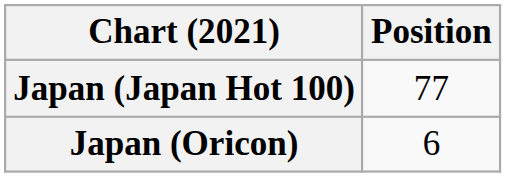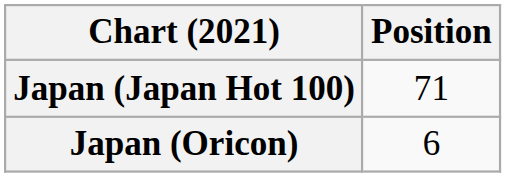(431, 87) 77 -> (431, 87) 71
